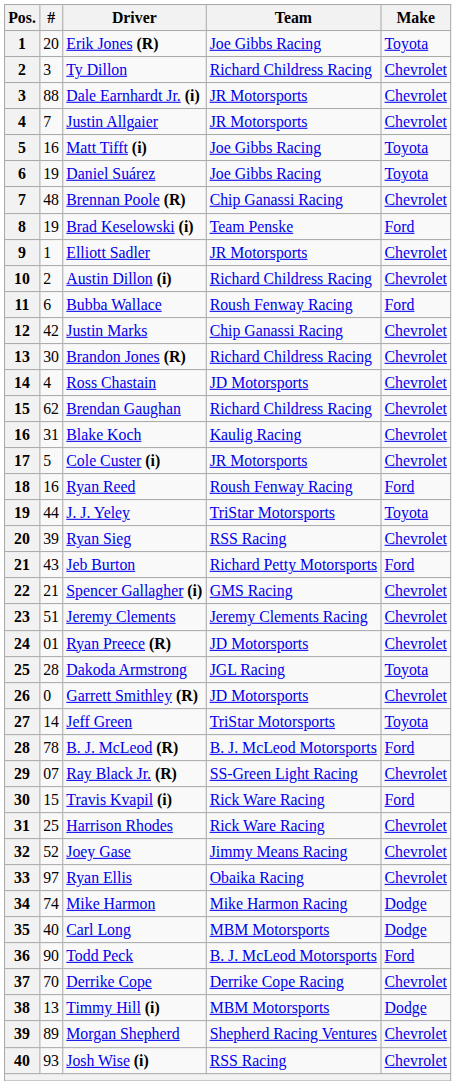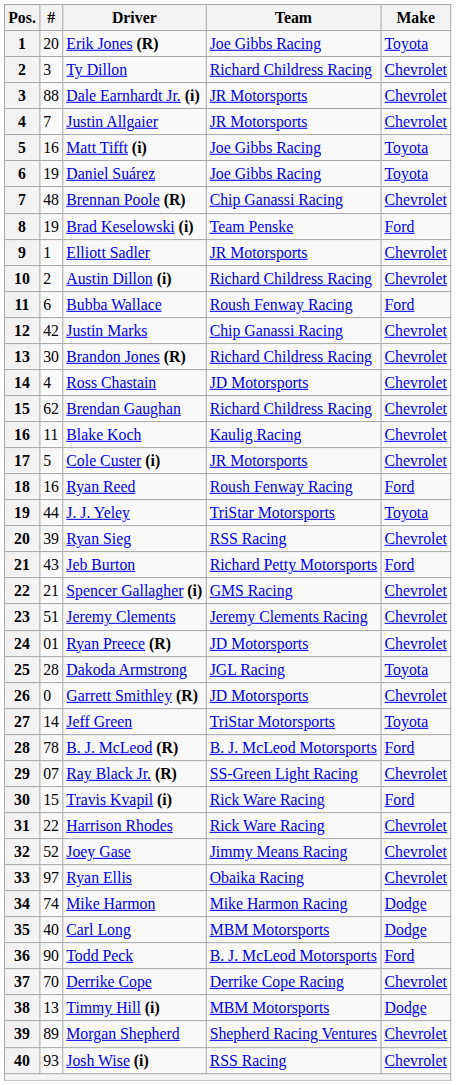(51, 434) 31 -> (51, 434) 11
(51, 825) 25 -> (51, 825) 22
